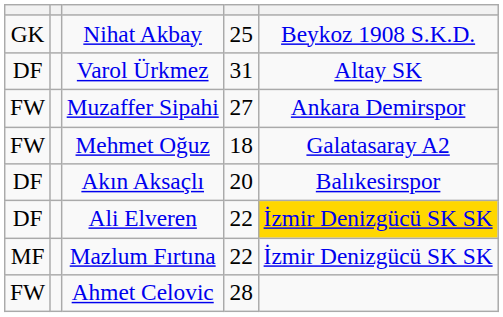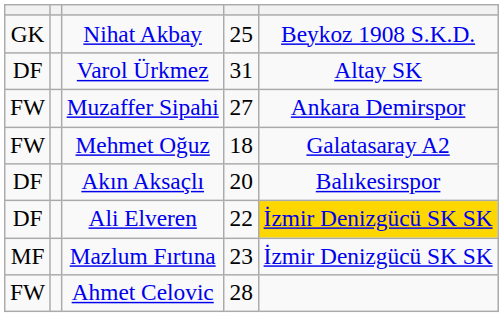(241, 256) 22 -> (241, 256) 23
